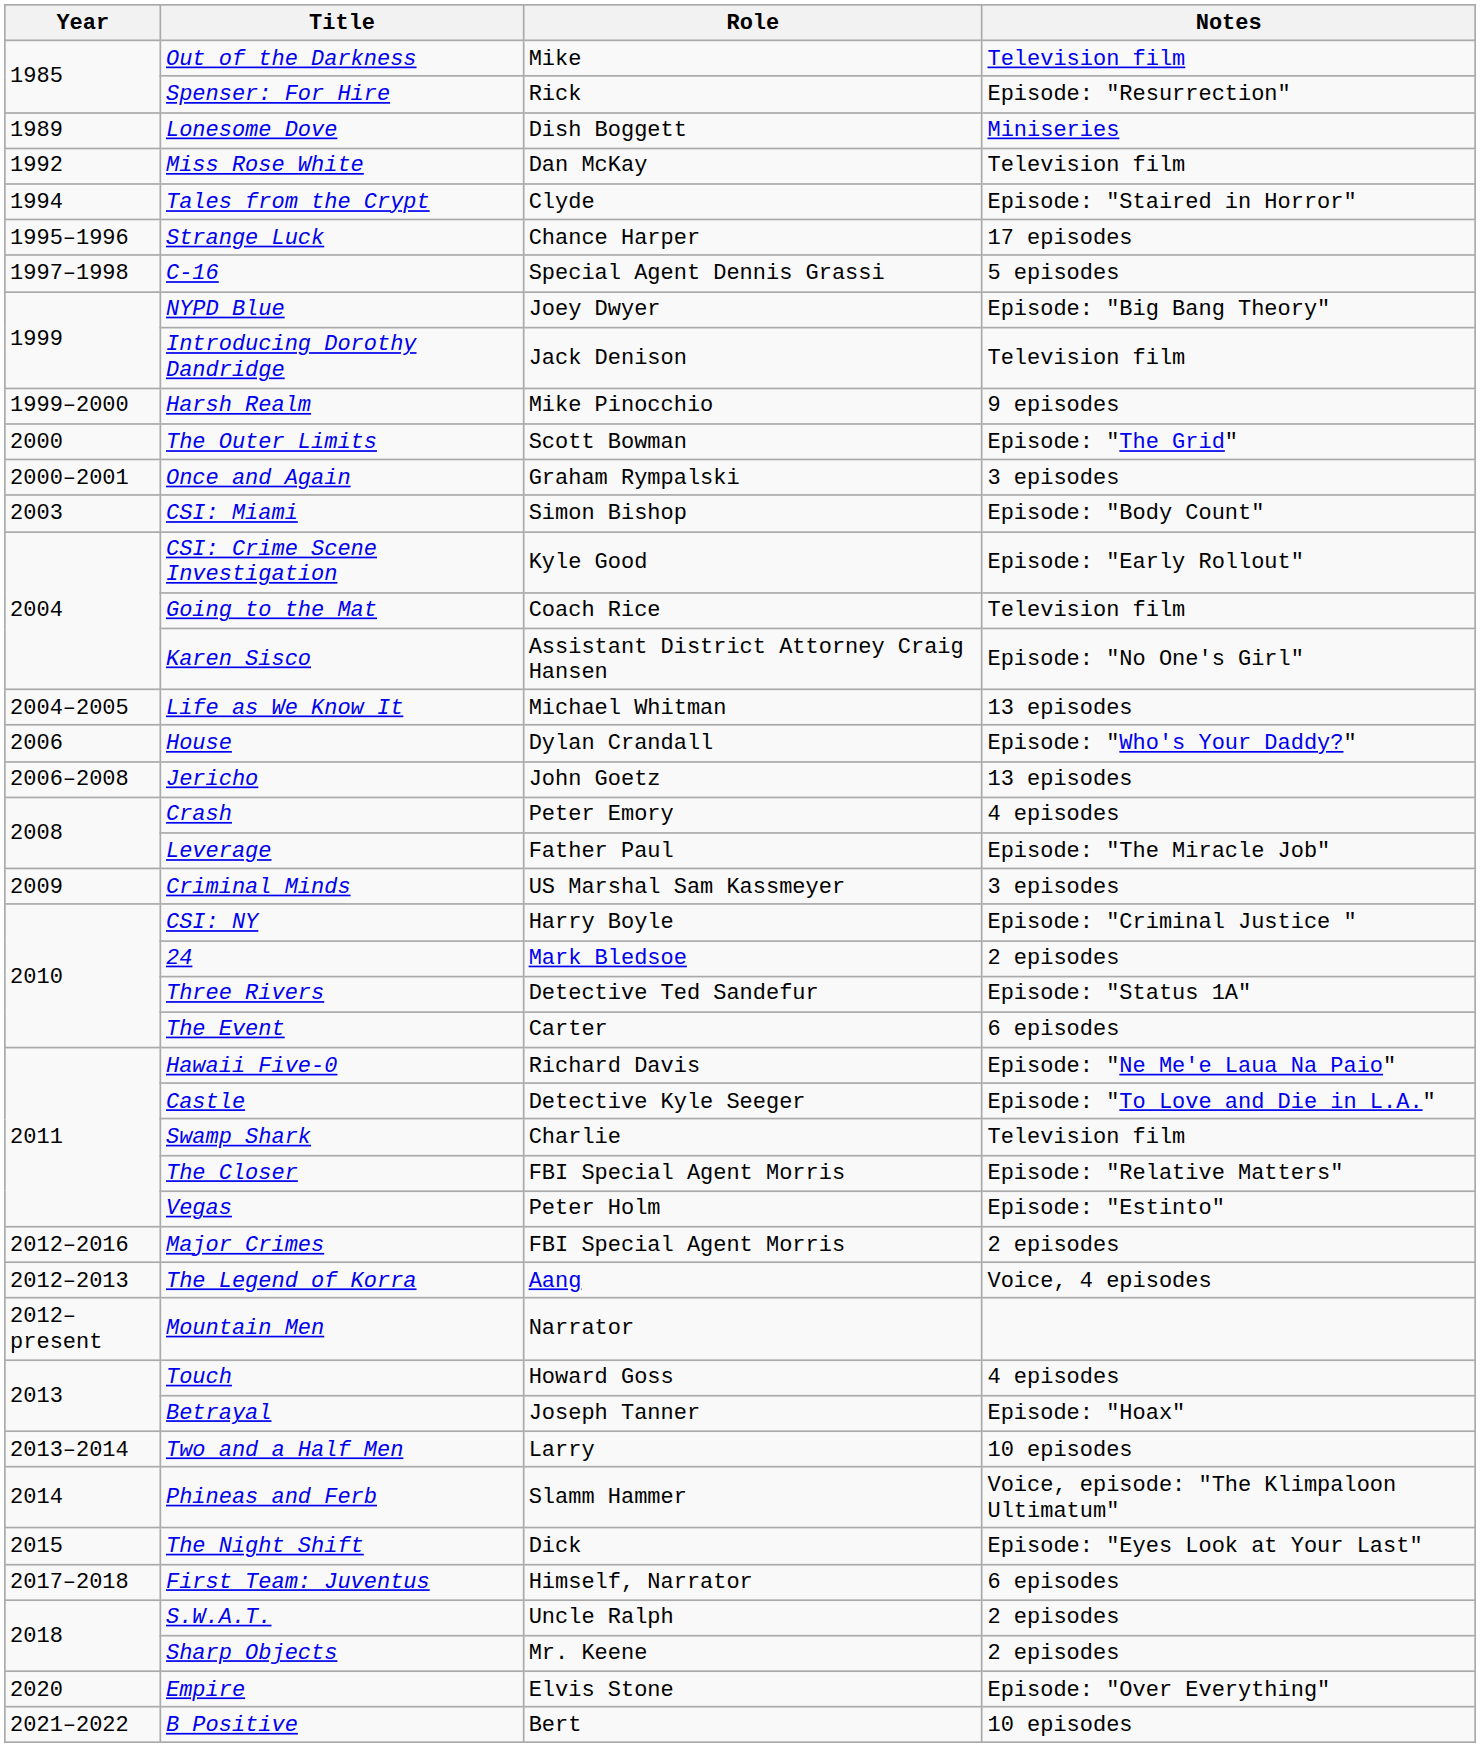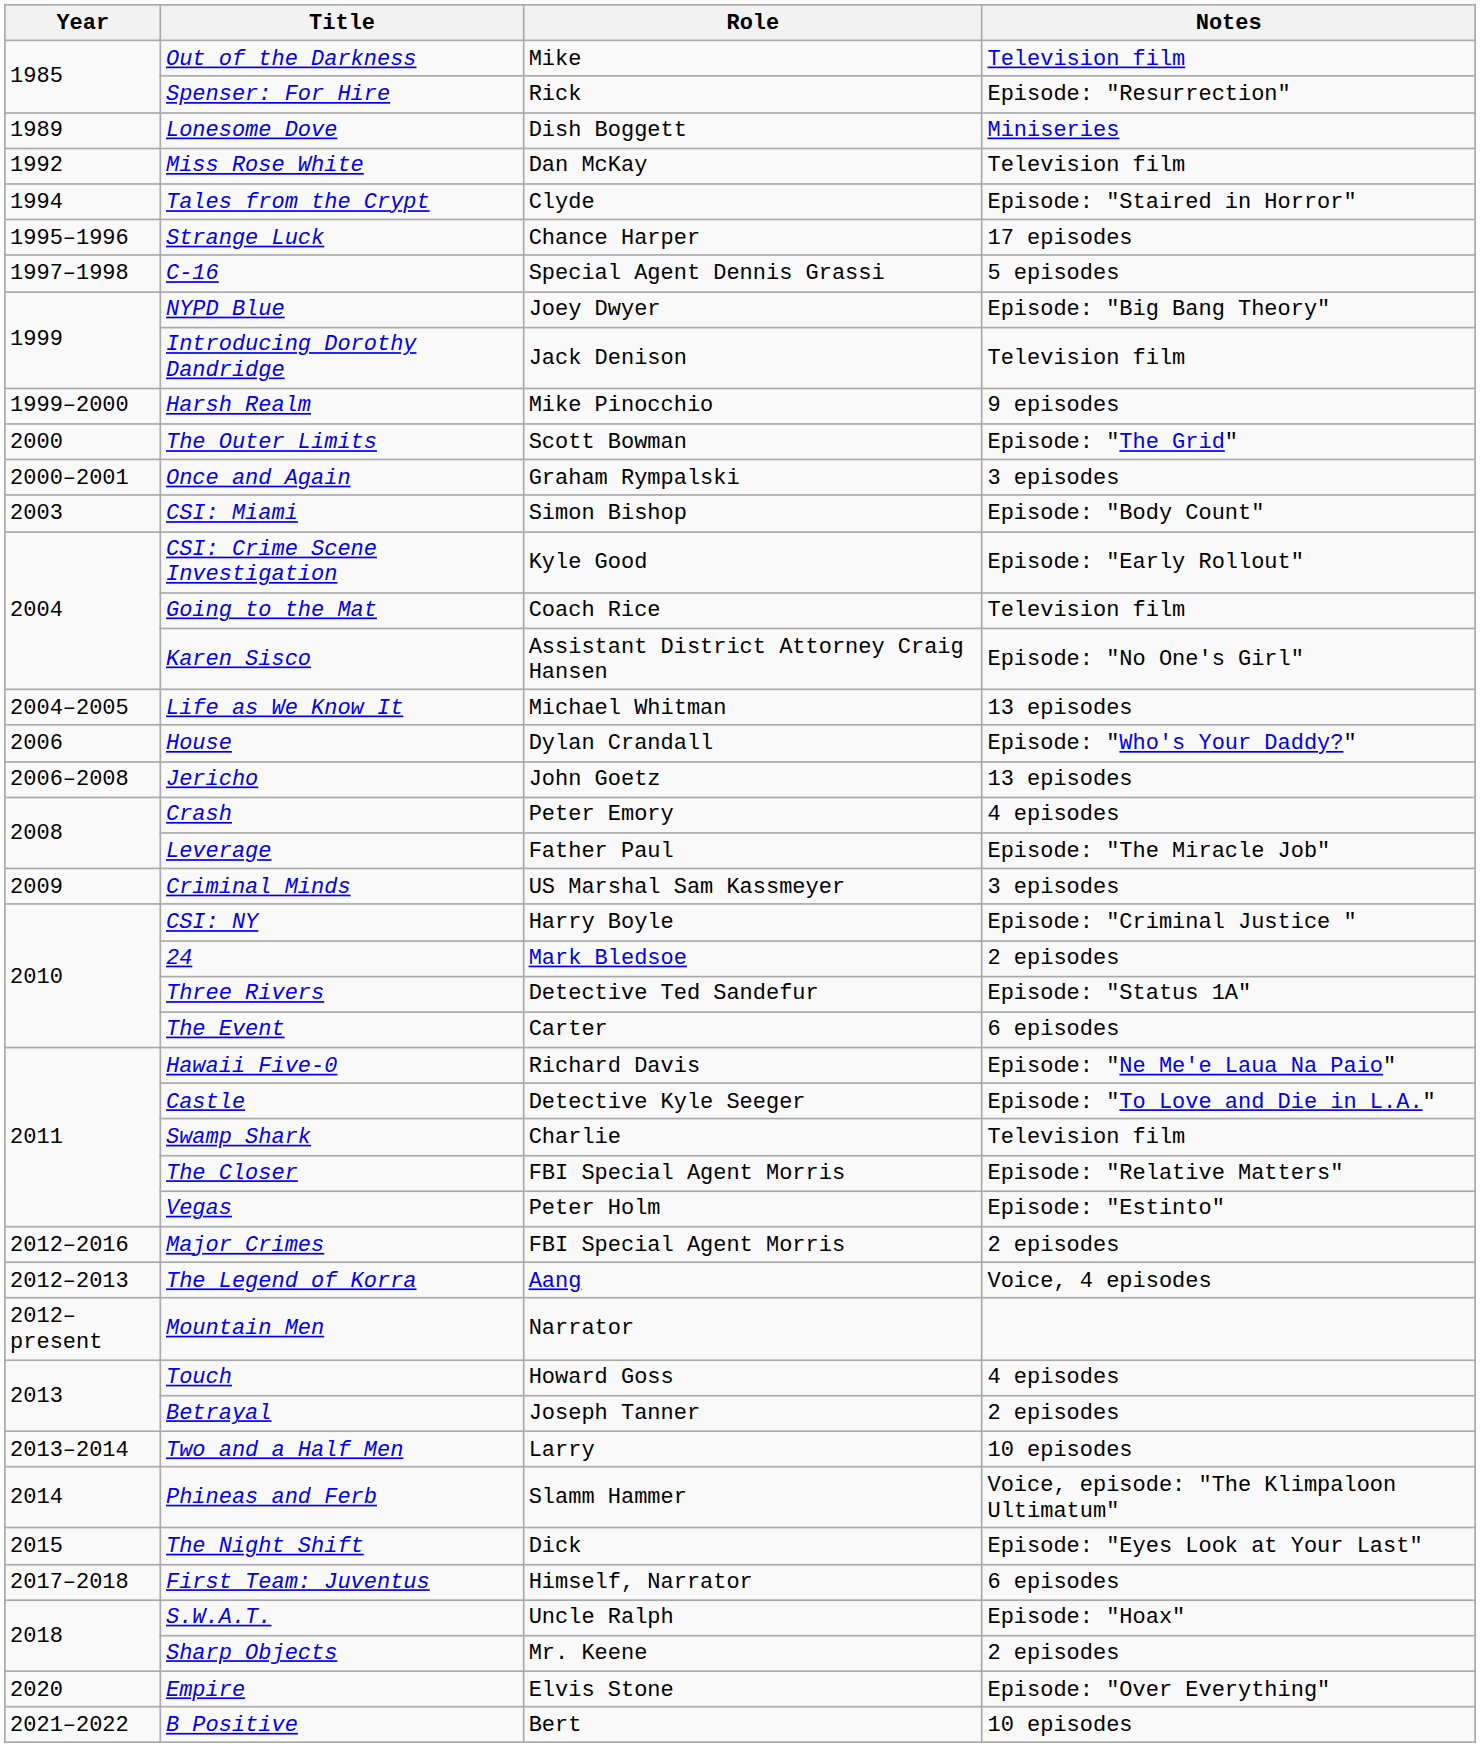(1086, 1413) Episode: "Hoax" -> (1053, 1413) 2 episodes
(1053, 1618) 2 episodes -> (1086, 1618) Episode: "Hoax"
